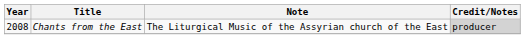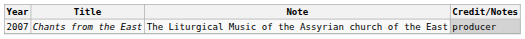(17, 27) 2008 -> (17, 27) 2007
